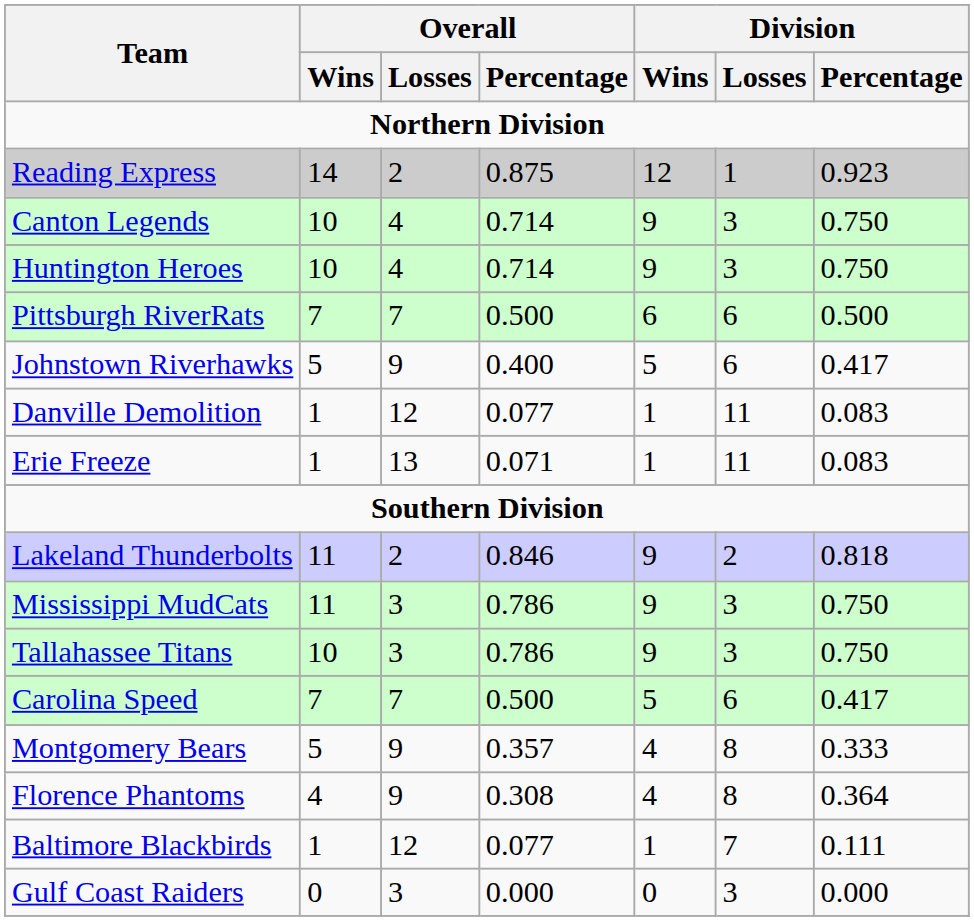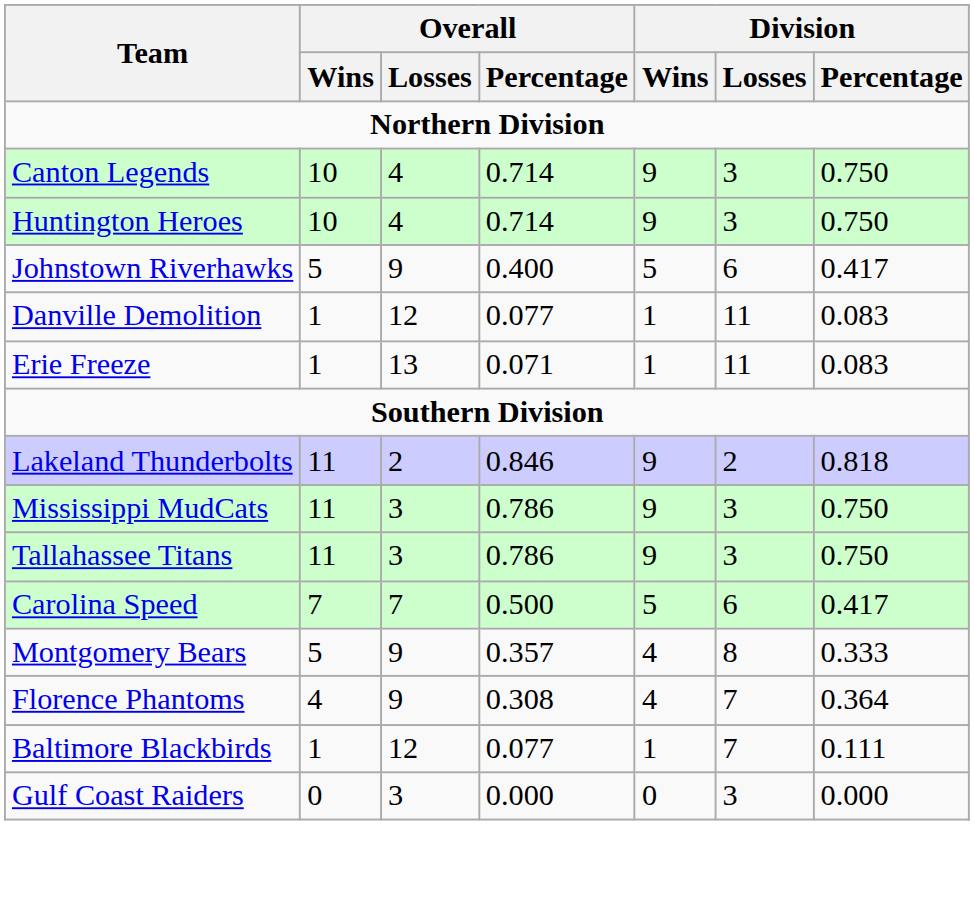- row: (114, 172)
- row: (138, 316)
(322, 651) 10 -> (322, 556) 11
(730, 795) 8 -> (730, 699) 7
